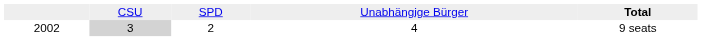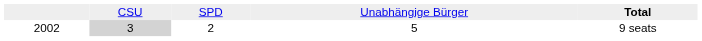(414, 28) 4 -> (414, 28) 5
